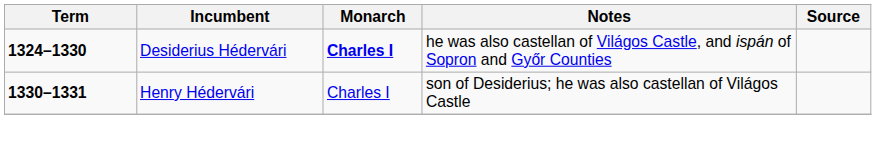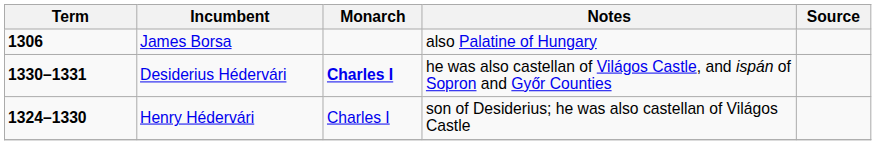+ row: (186, 41)
(47, 50) 1324–1330 -> (47, 75) 1330–1331
(47, 93) 1330–1331 -> (47, 117) 1324–1330
